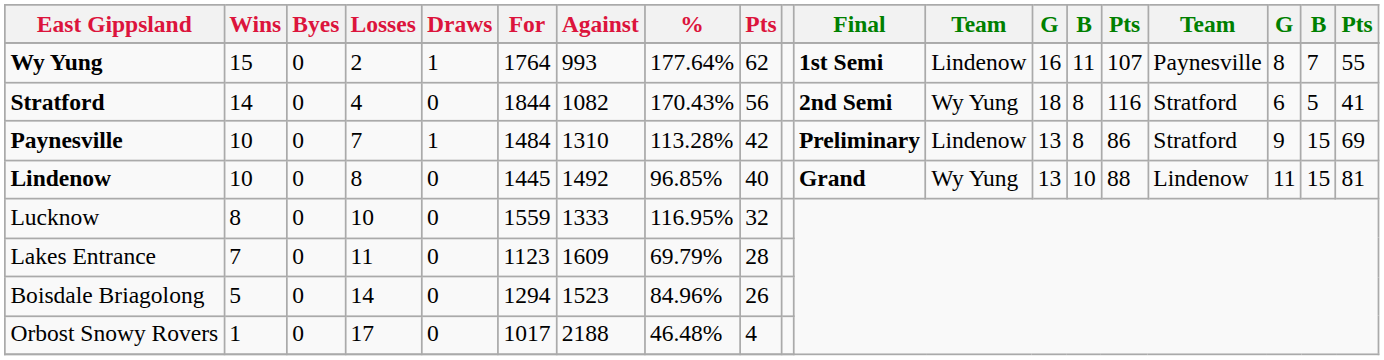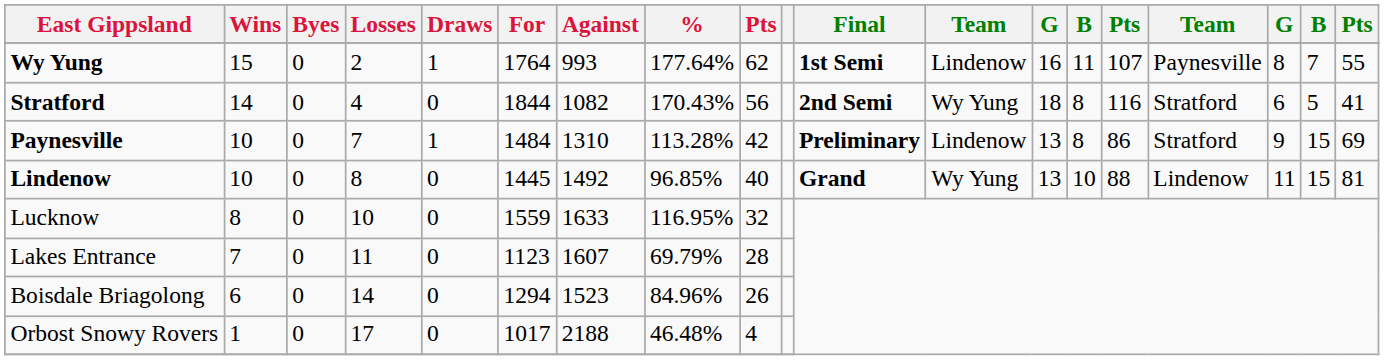(585, 217) 1333 -> (585, 217) 1633
(585, 256) 1609 -> (585, 256) 1607
(235, 295) 5 -> (235, 295) 6
